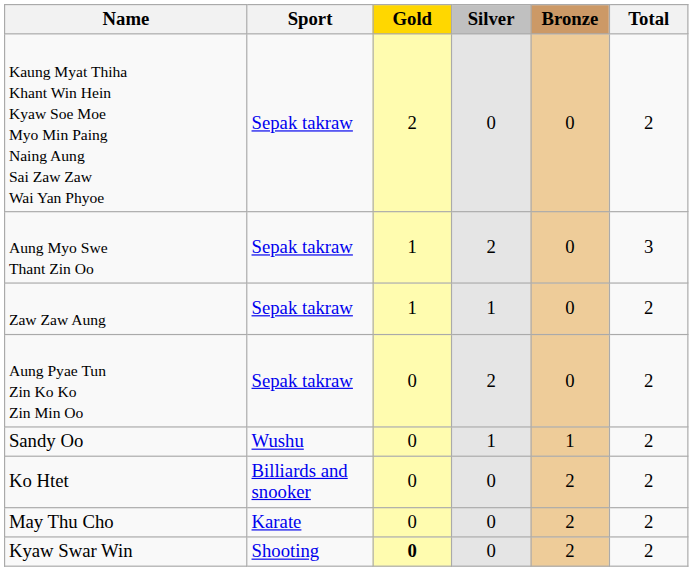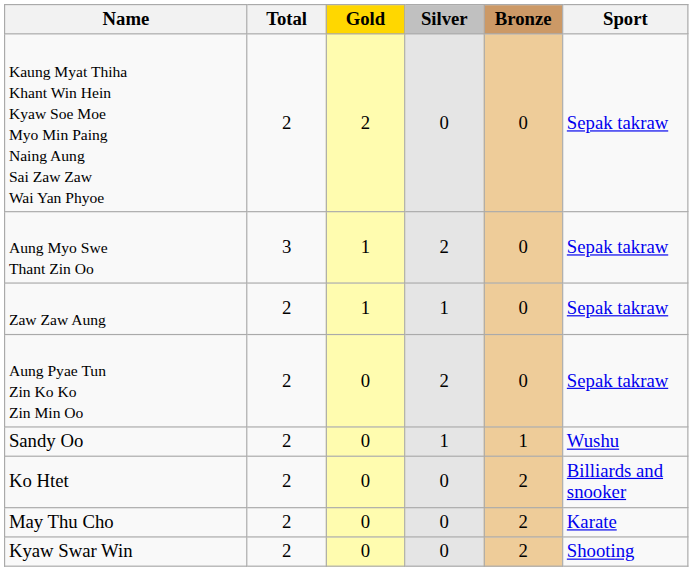columns swapped: (310, 19) <-> (649, 19)
(412, 551) bold -> (365, 551) normal
